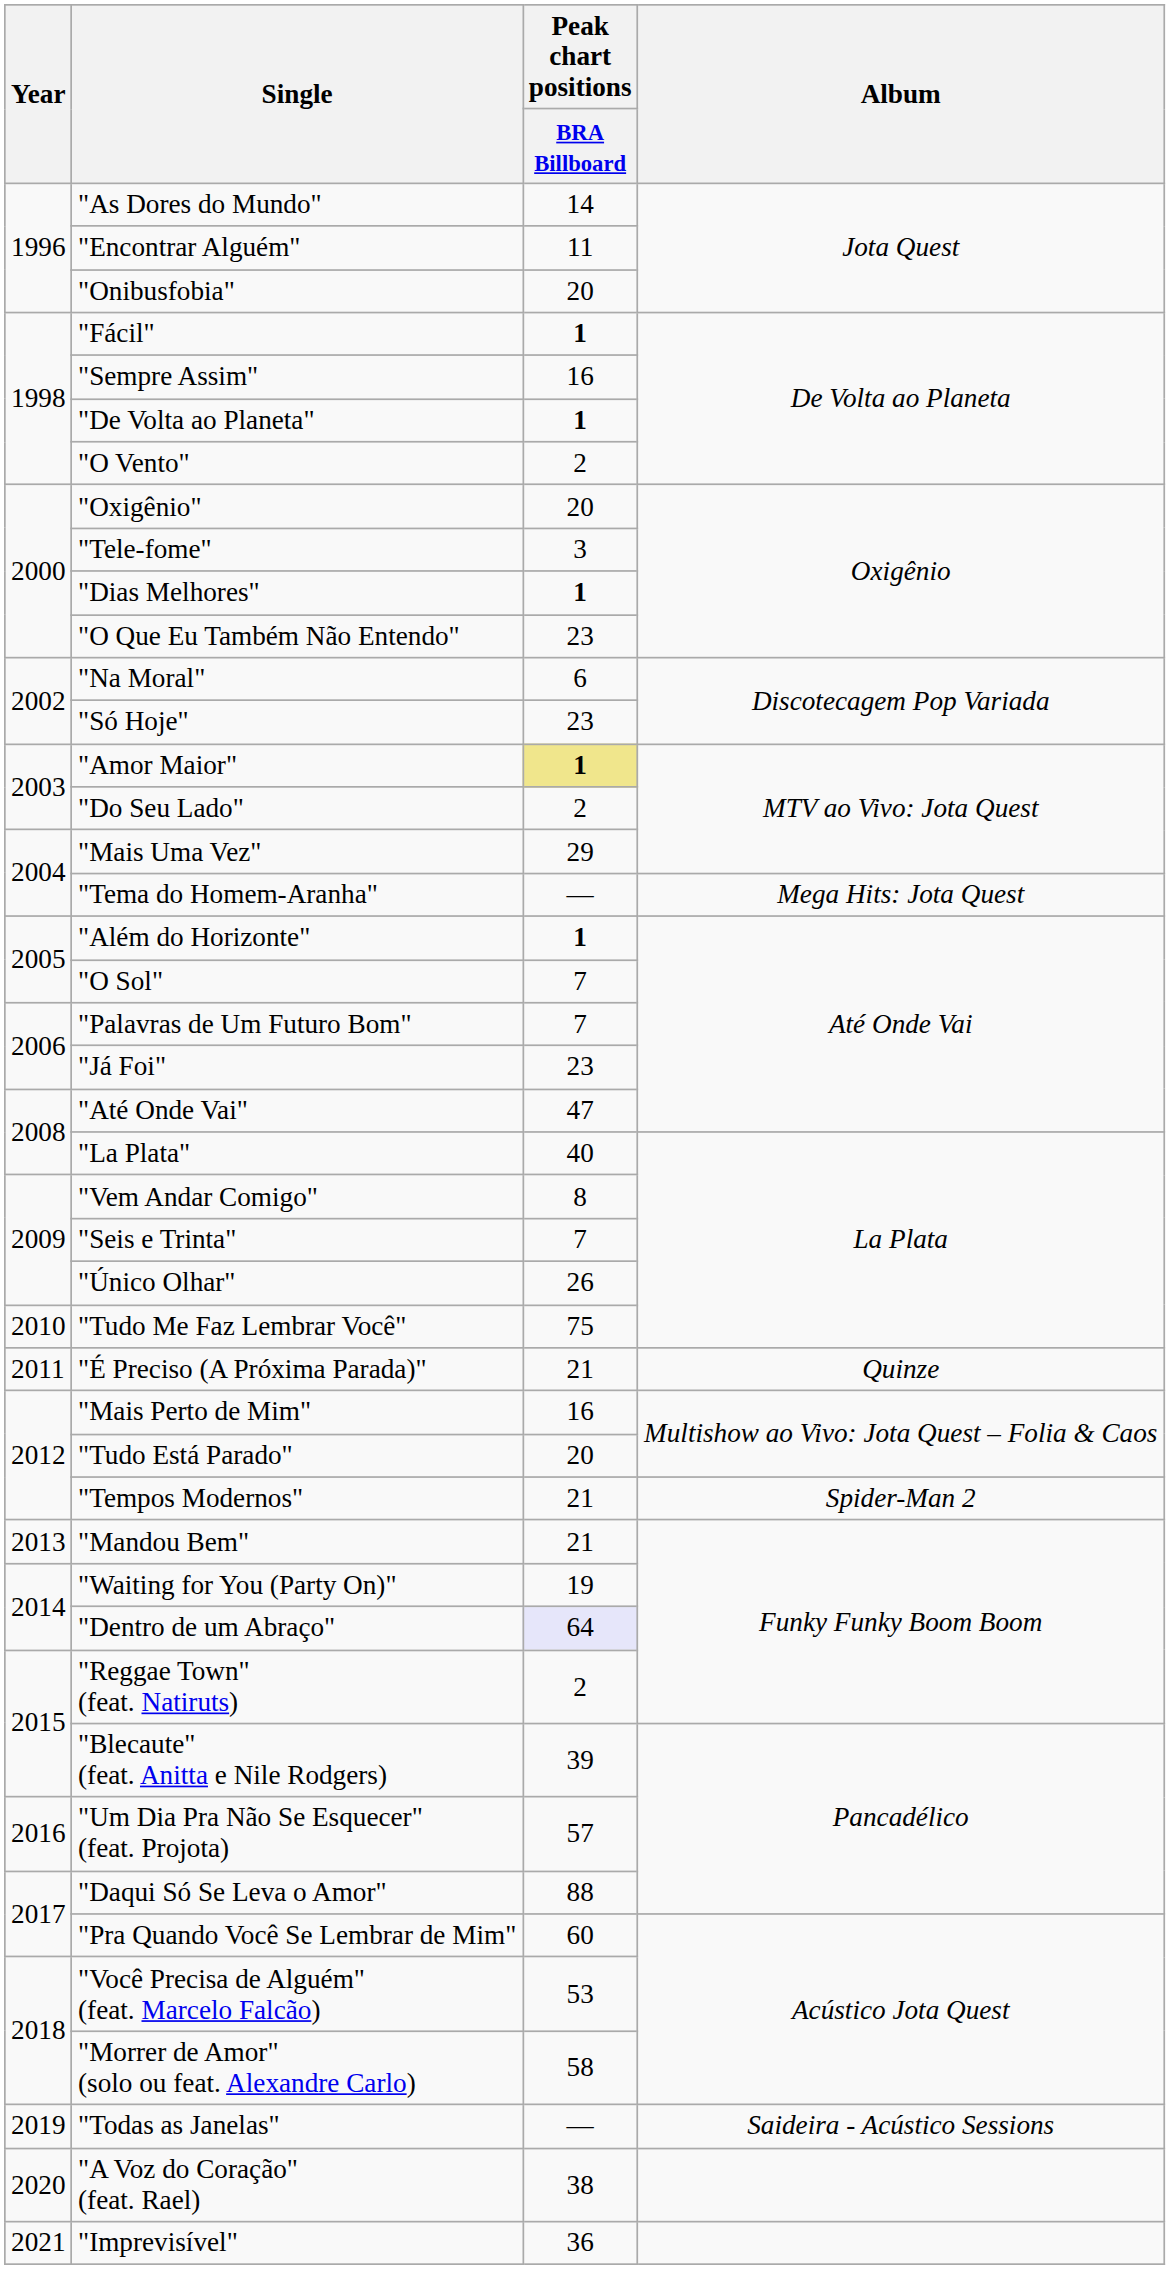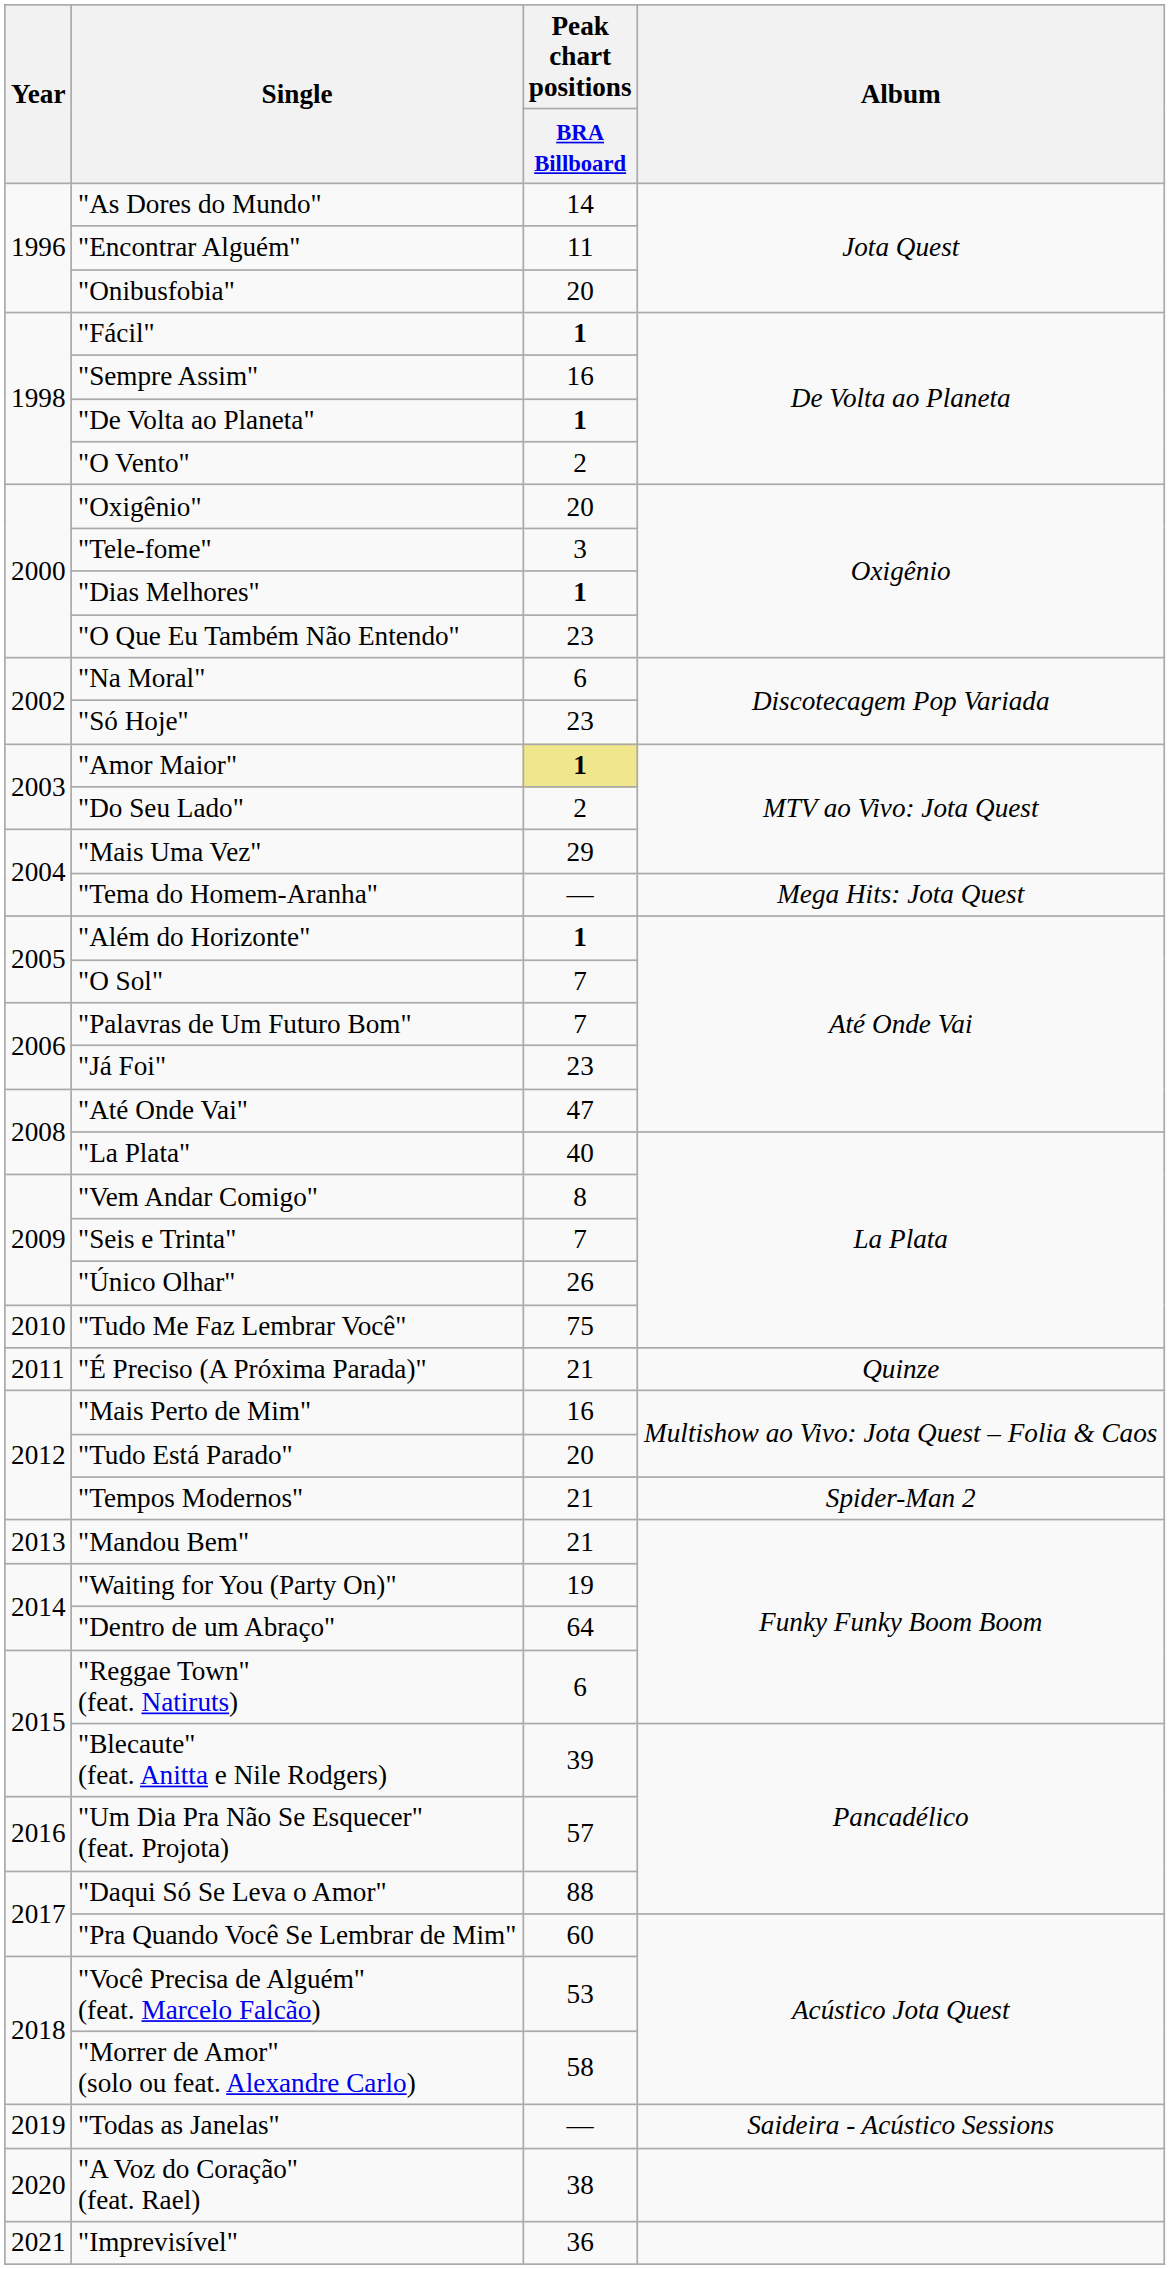(580, 1627) lavender background -> (580, 1627) no background
(580, 1686) 2 -> (580, 1686) 6
